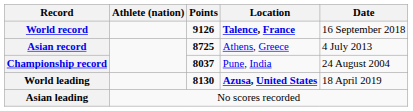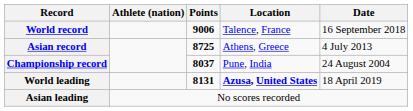(204, 30) 9126 -> (204, 30) 9006
(259, 30) bold -> (257, 30) normal
(204, 81) 8130 -> (204, 81) 8131
